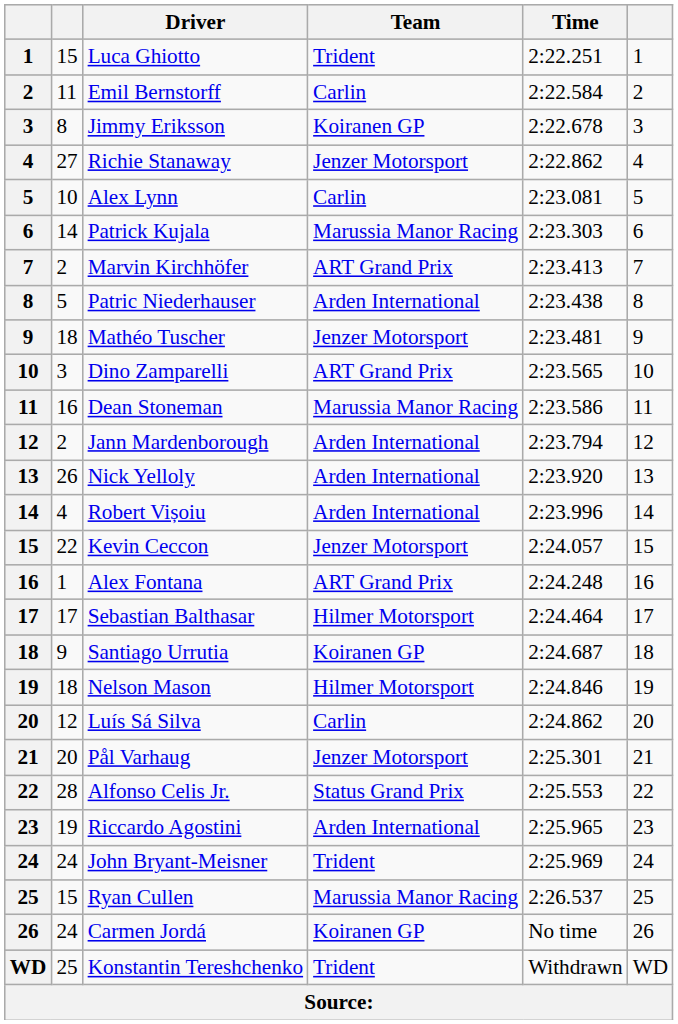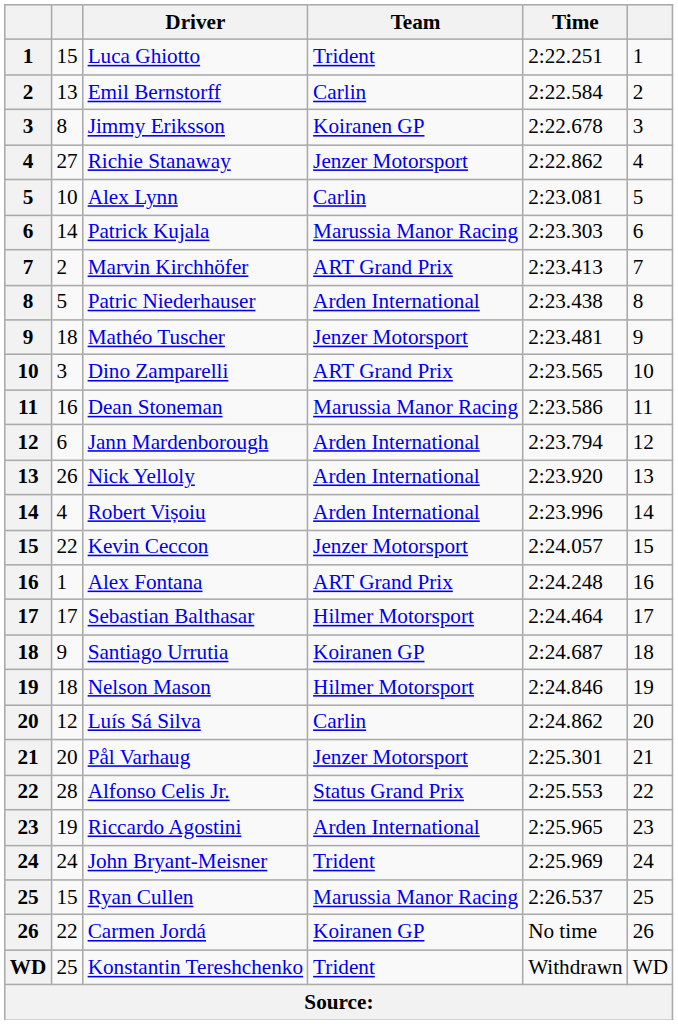(67, 91) 11 -> (67, 91) 13
(62, 441) 2 -> (62, 441) 6
(67, 931) 24 -> (67, 931) 22
